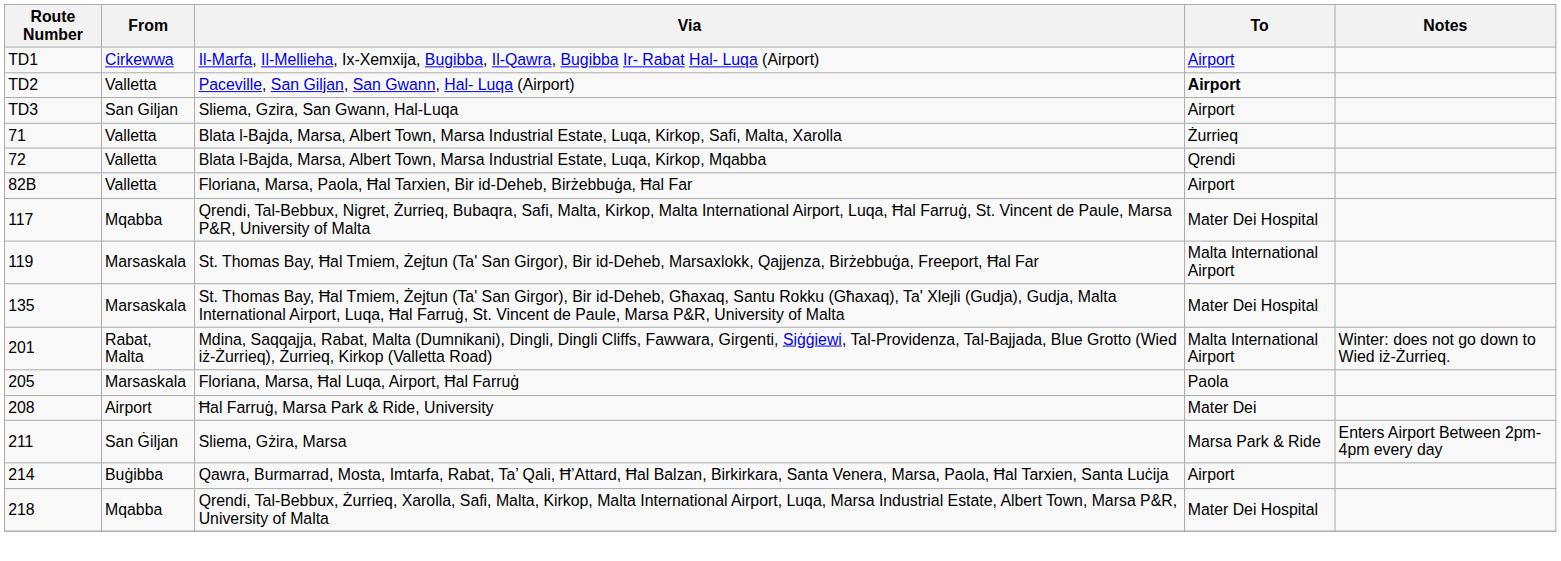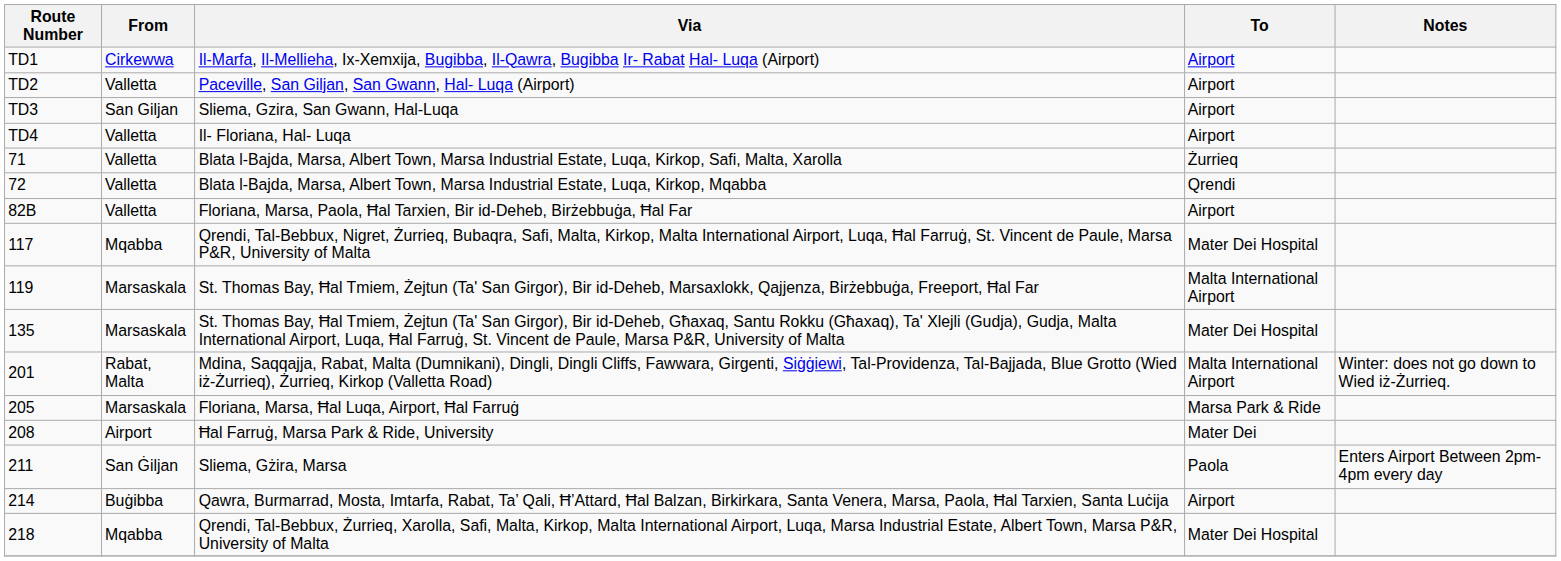(1214, 85) bold -> (1211, 85) normal
+ row: (275, 135)
(1208, 382) Paola -> (1254, 407) Marsa Park & Ride
(1254, 441) Marsa Park & Ride -> (1208, 466) Paola
